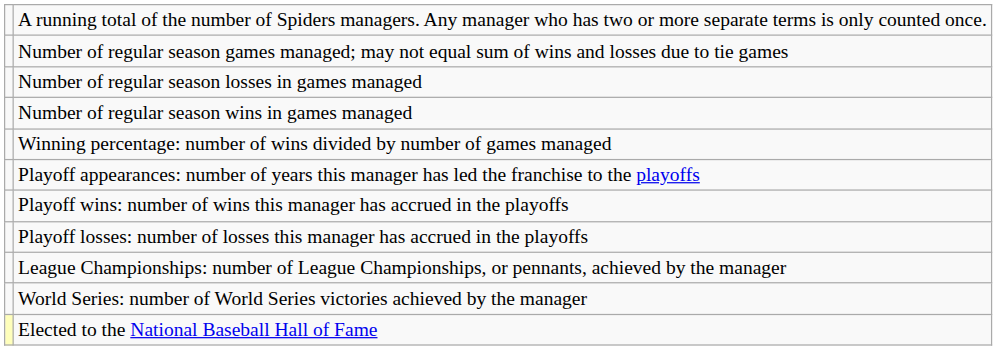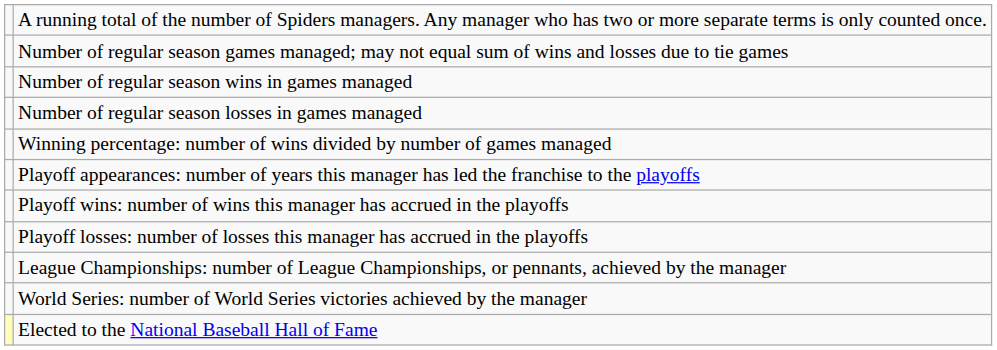rows swapped: (215, 112) <-> (220, 81)
